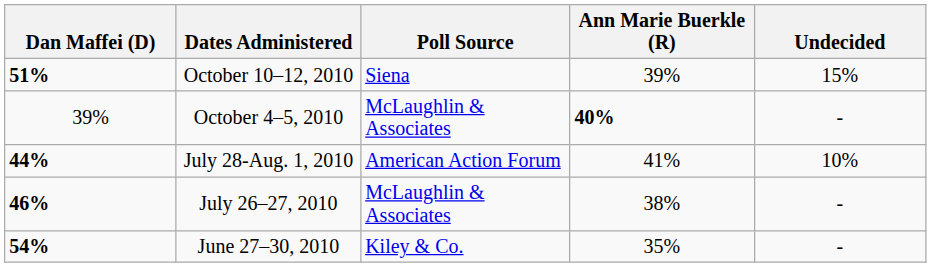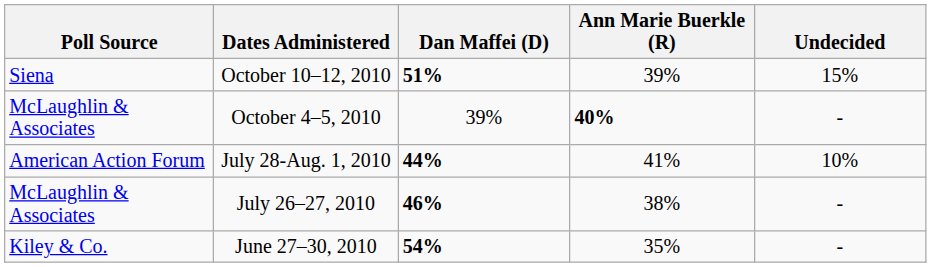columns swapped: (465, 42) <-> (90, 42)
